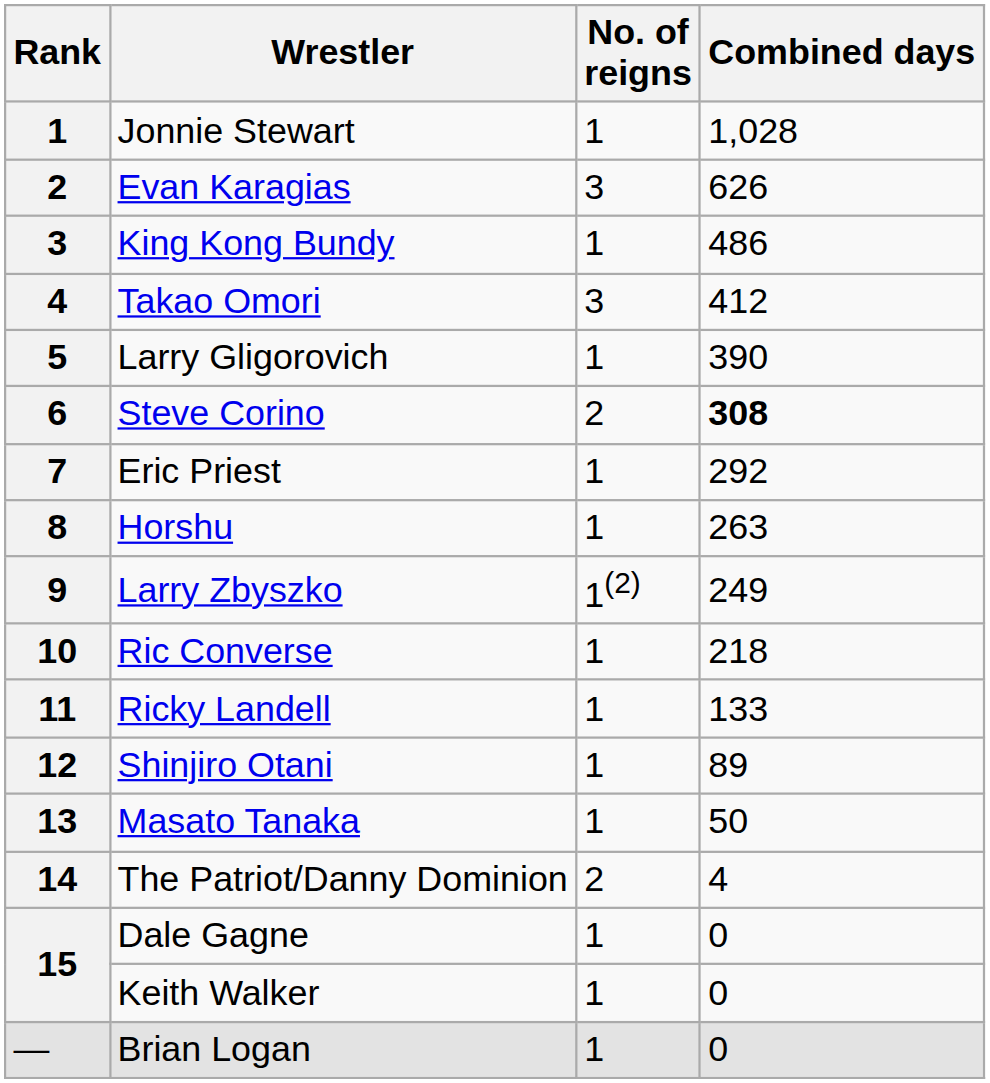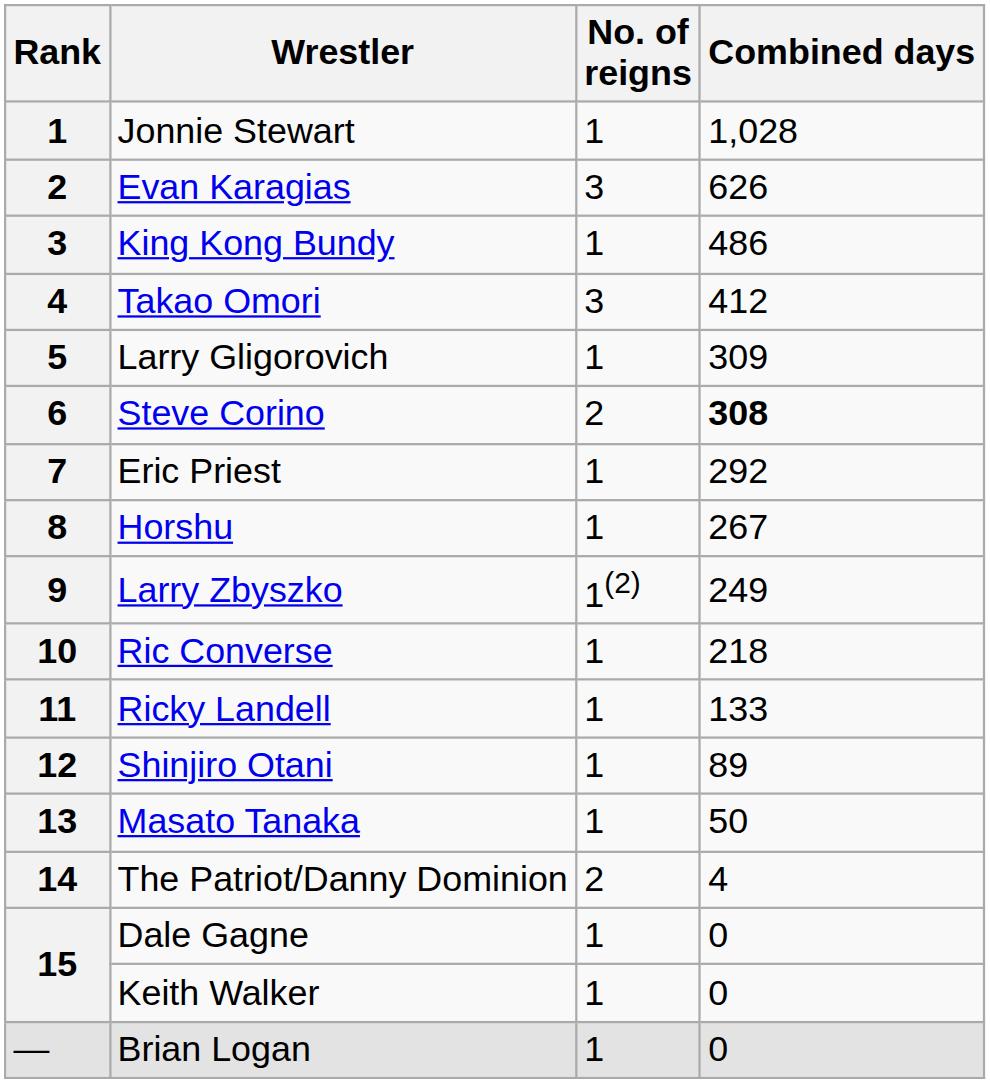(738, 357) 390 -> (738, 357) 309
(738, 527) 263 -> (738, 527) 267
